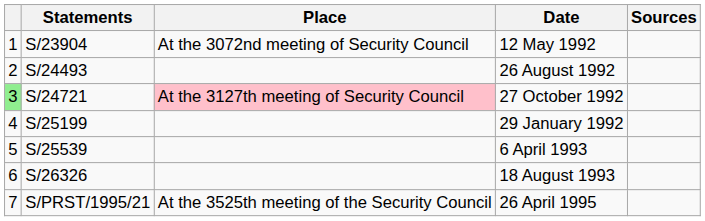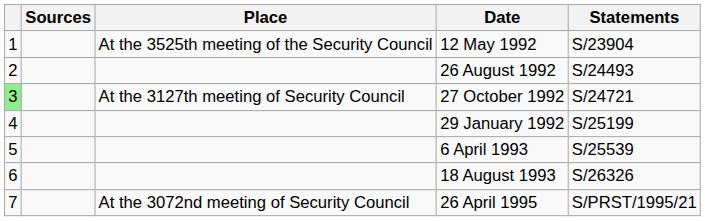columns swapped: (88, 17) <-> (664, 17)
(313, 44) At the 3072nd meeting of Security Council -> (266, 44) At the 3525th meeting of the Security Council
(311, 96) pink background -> (252, 96) no background
(325, 202) At the 3525th meeting of the Security Council -> (254, 202) At the 3072nd meeting of Security Council
